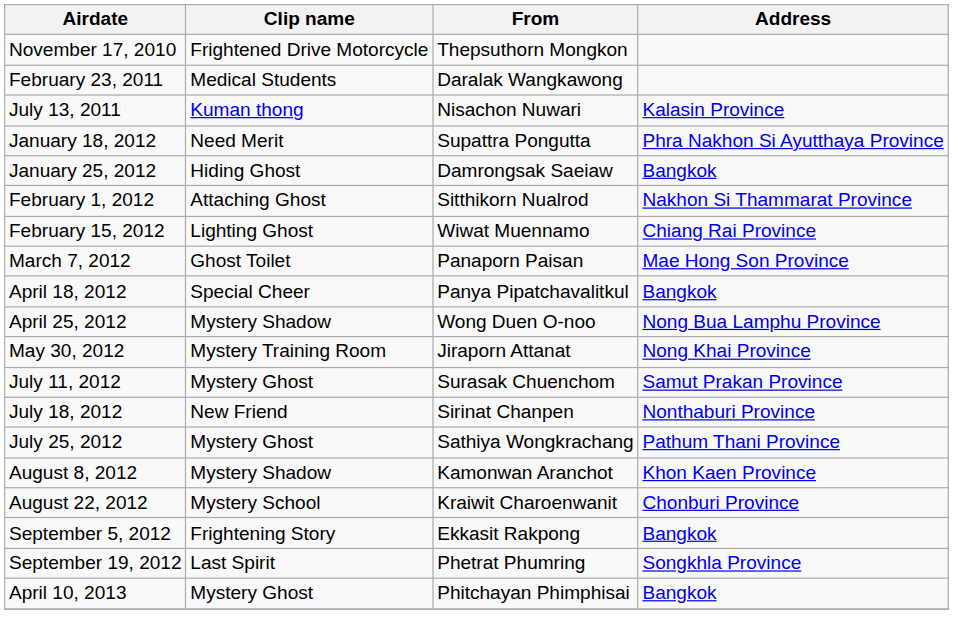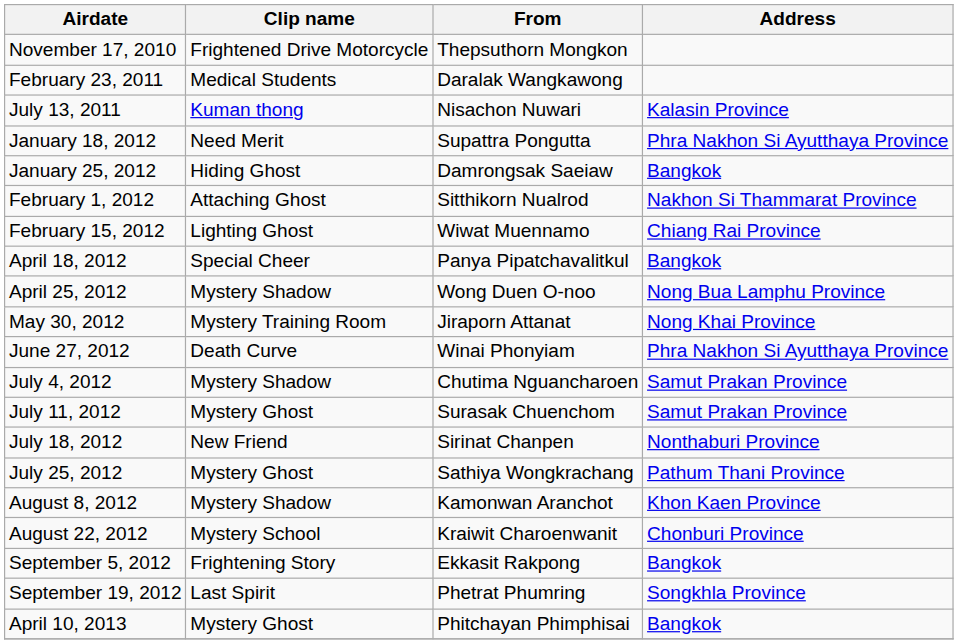- row: (70, 261)
+ row: (69, 351)
+ row: (60, 381)
